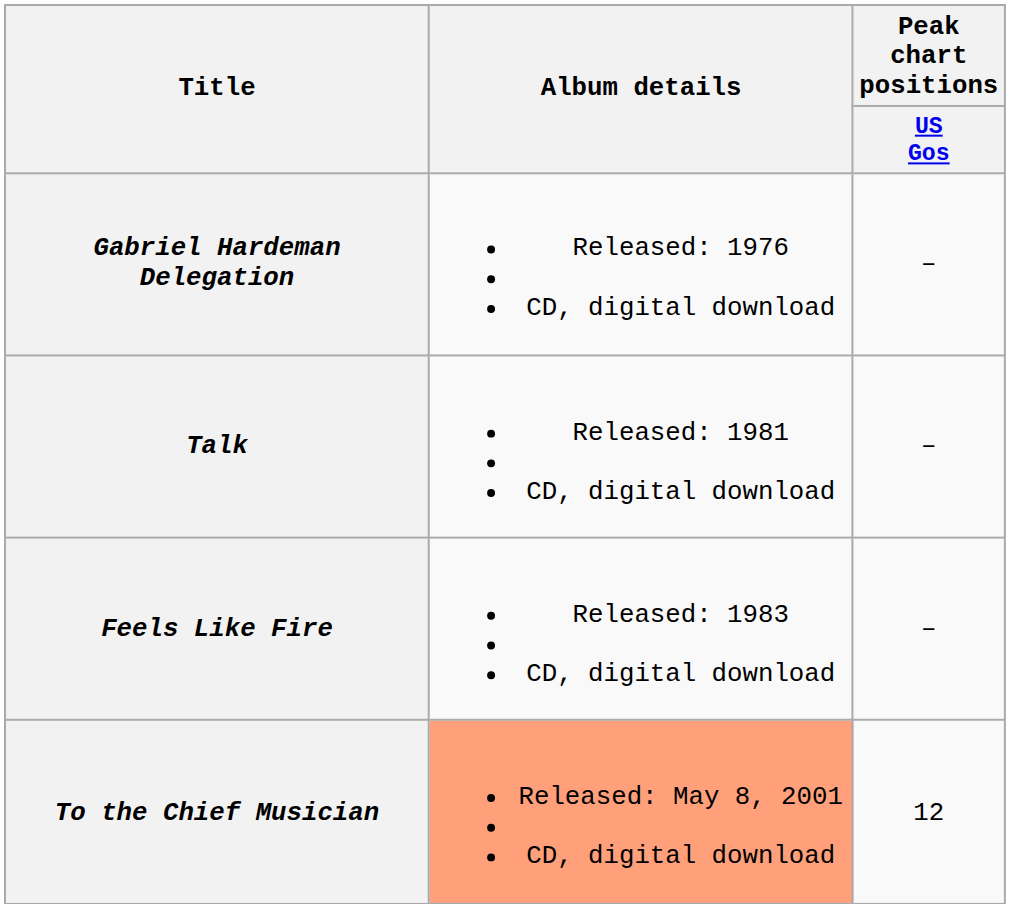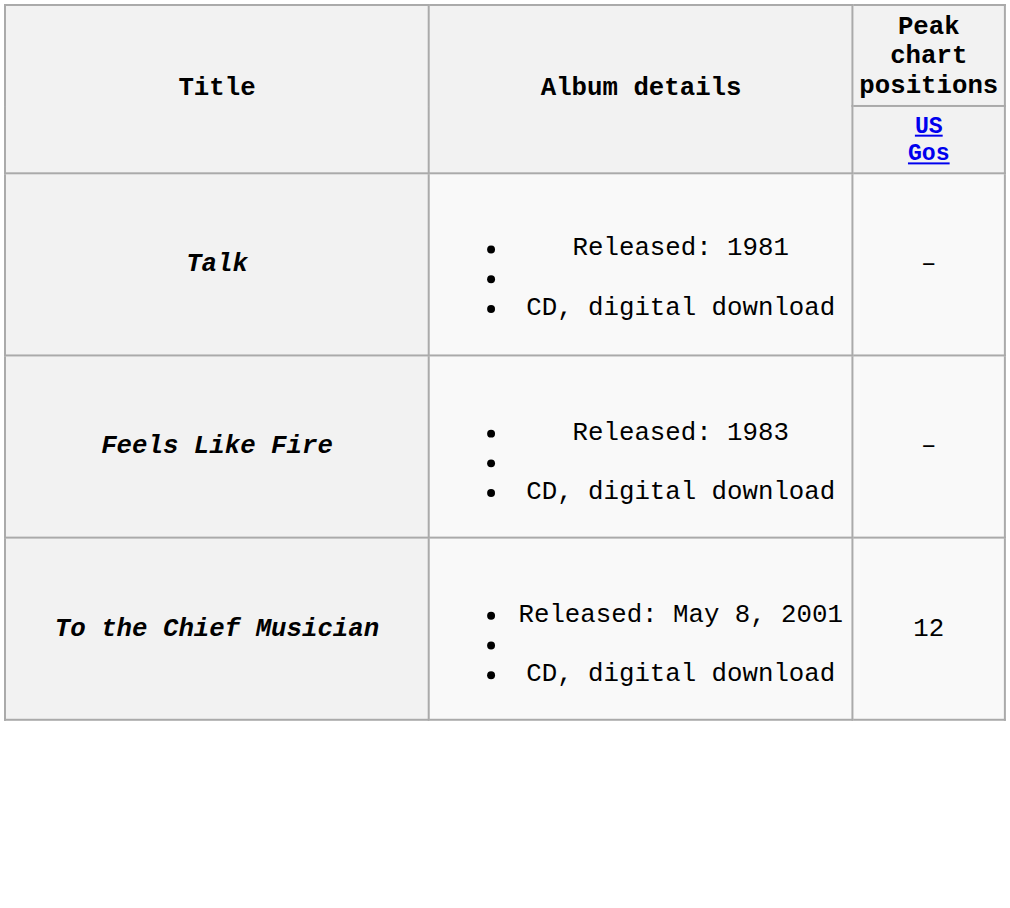- row: (217, 264)
(641, 827) lightsalmon background -> (641, 644) no background
